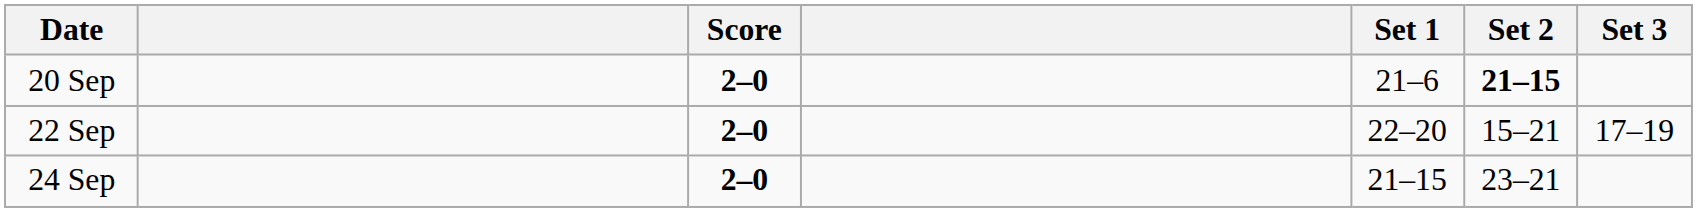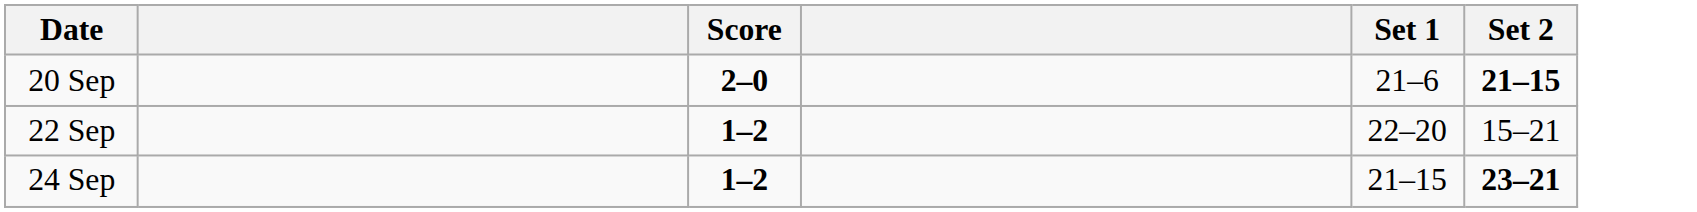- column: (1634, 29)
(744, 130) 2–0 -> (744, 130) 1–2
(744, 180) 2–0 -> (744, 180) 1–2
(1521, 180) normal -> (1521, 180) bold
